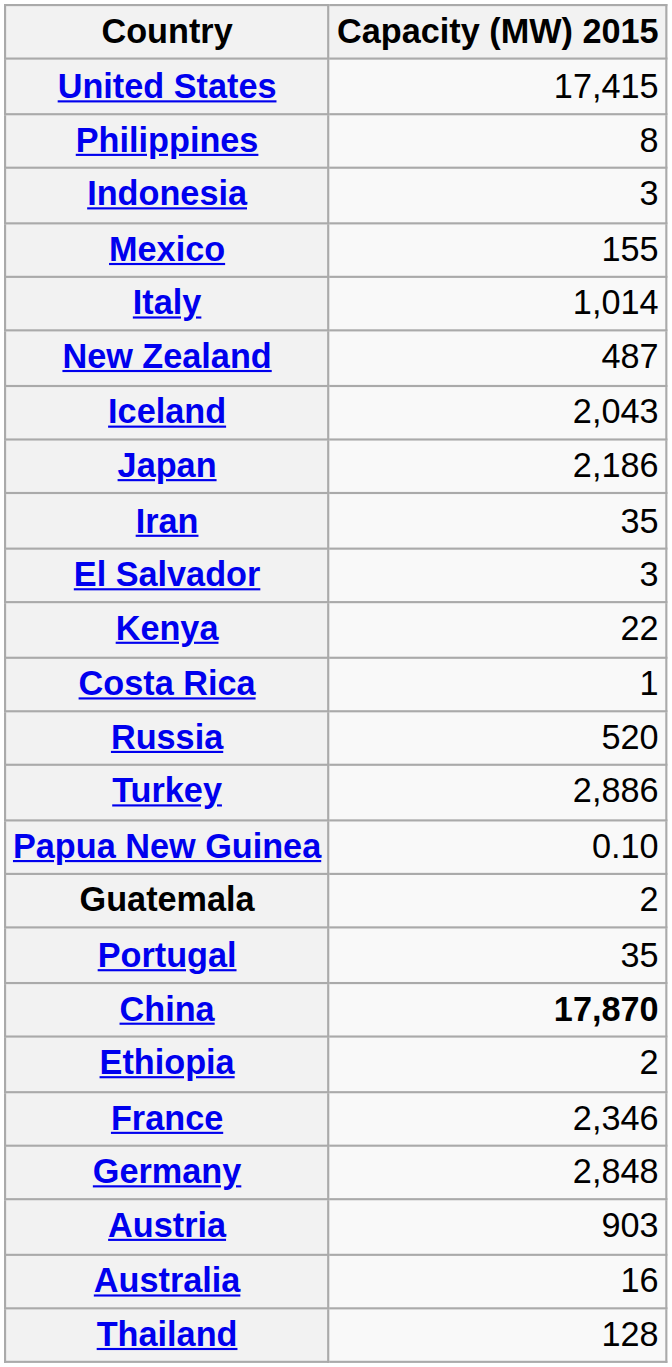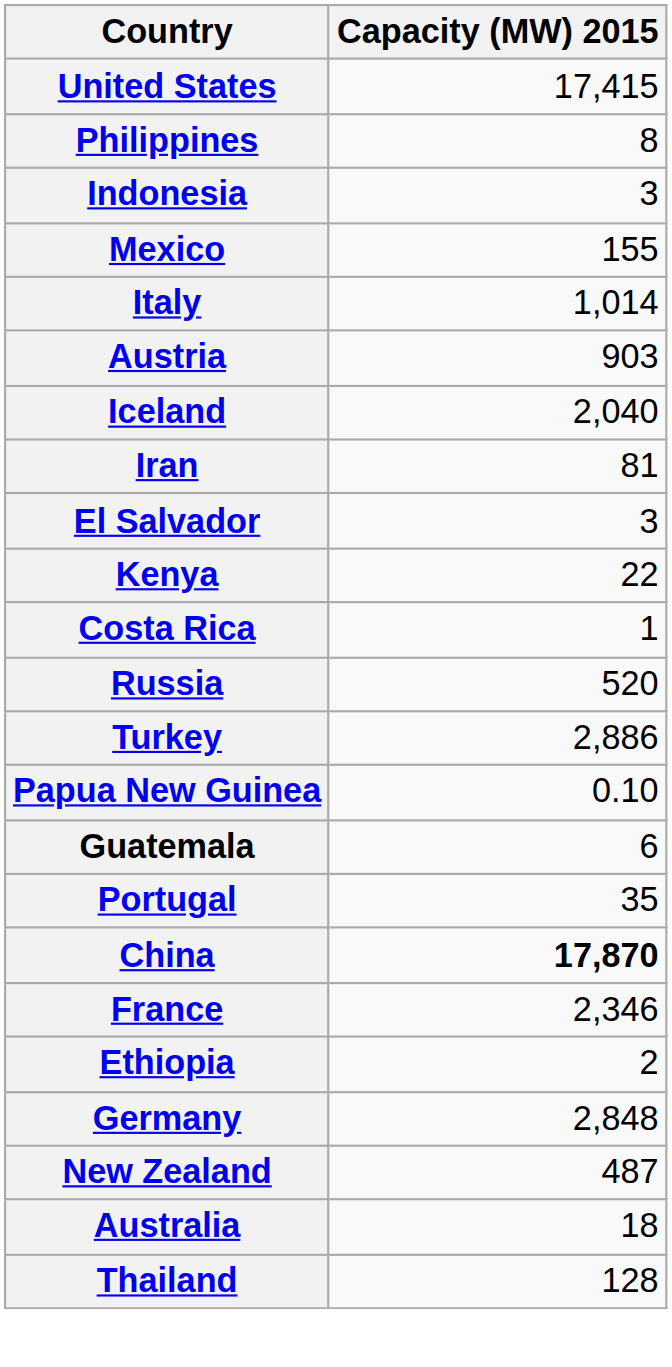rows swapped: (167, 357) <-> (167, 1226)
(616, 411) 2,043 -> (616, 411) 2,040
- row: (167, 466)
(640, 520) 35 -> (640, 466) 81
(649, 900) 2 -> (649, 846) 6
rows swapped: (167, 1117) <-> (167, 1063)
(640, 1280) 16 -> (640, 1226) 18
